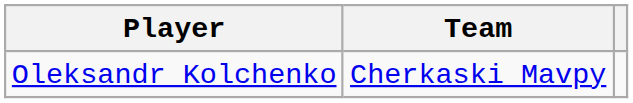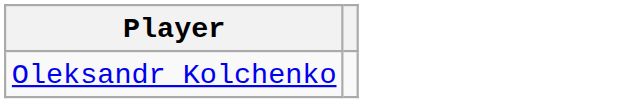- column: (478, 28)
